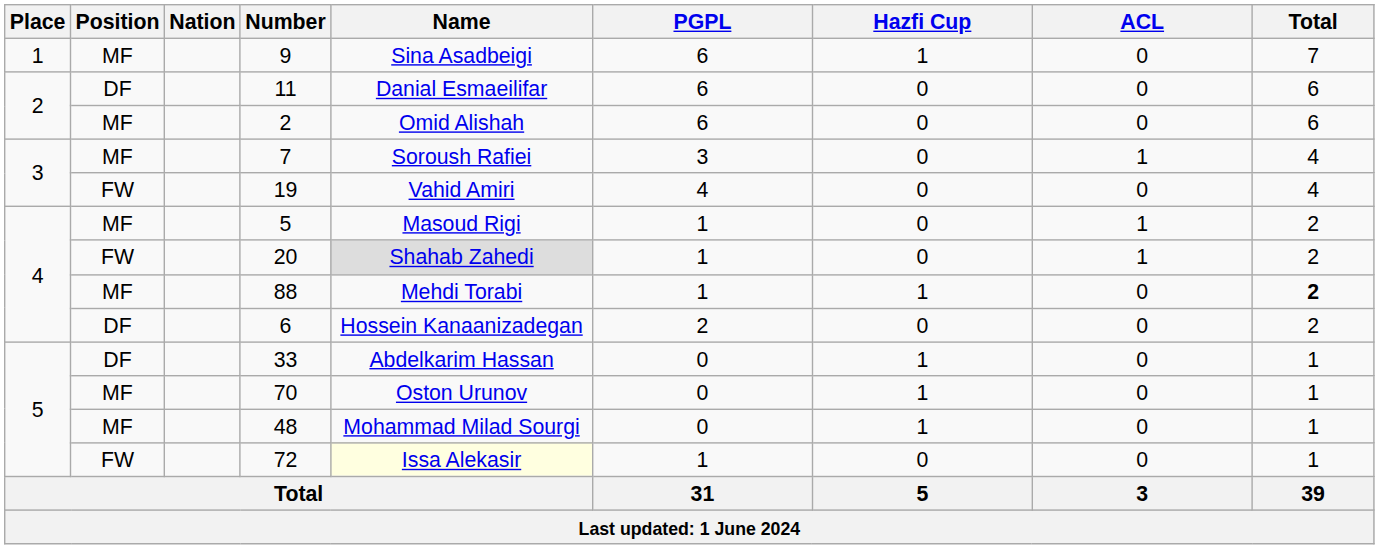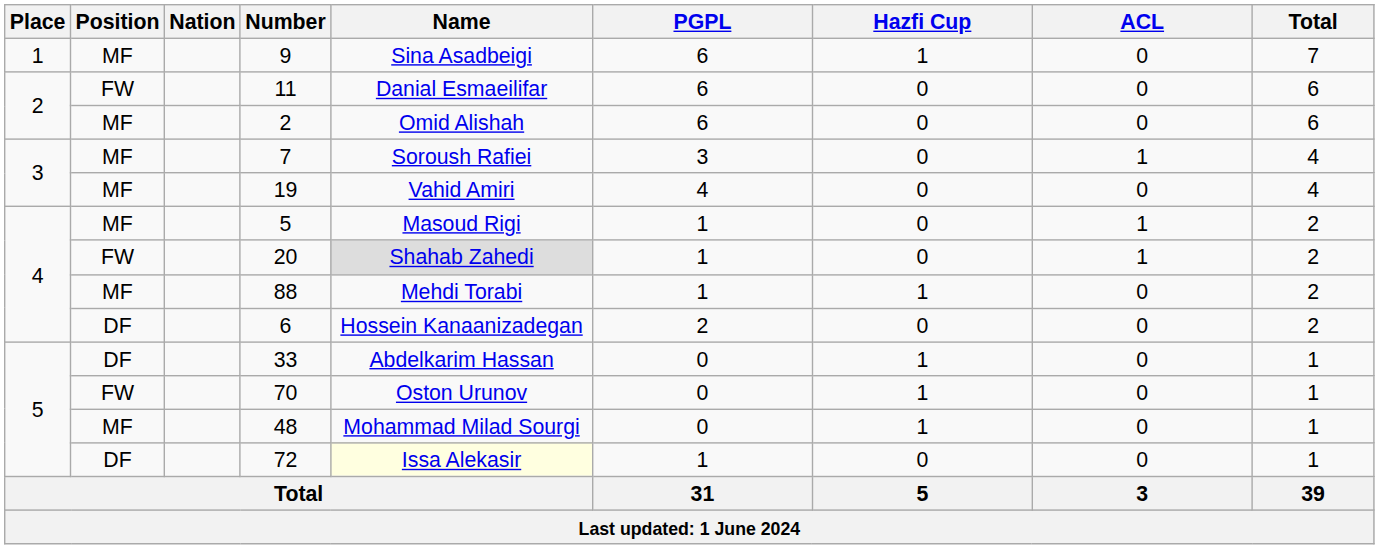(117, 89) DF -> (117, 89) FW
(117, 190) FW -> (117, 190) MF
(1313, 291) bold -> (1313, 291) normal
(117, 392) MF -> (117, 392) FW
(117, 460) FW -> (117, 460) DF
